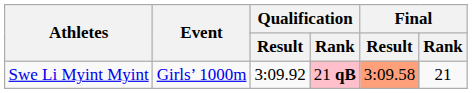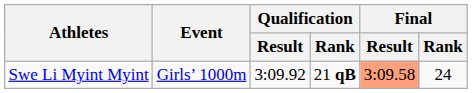(335, 74) pink background -> (335, 74) no background
(443, 74) 21 -> (443, 74) 24
